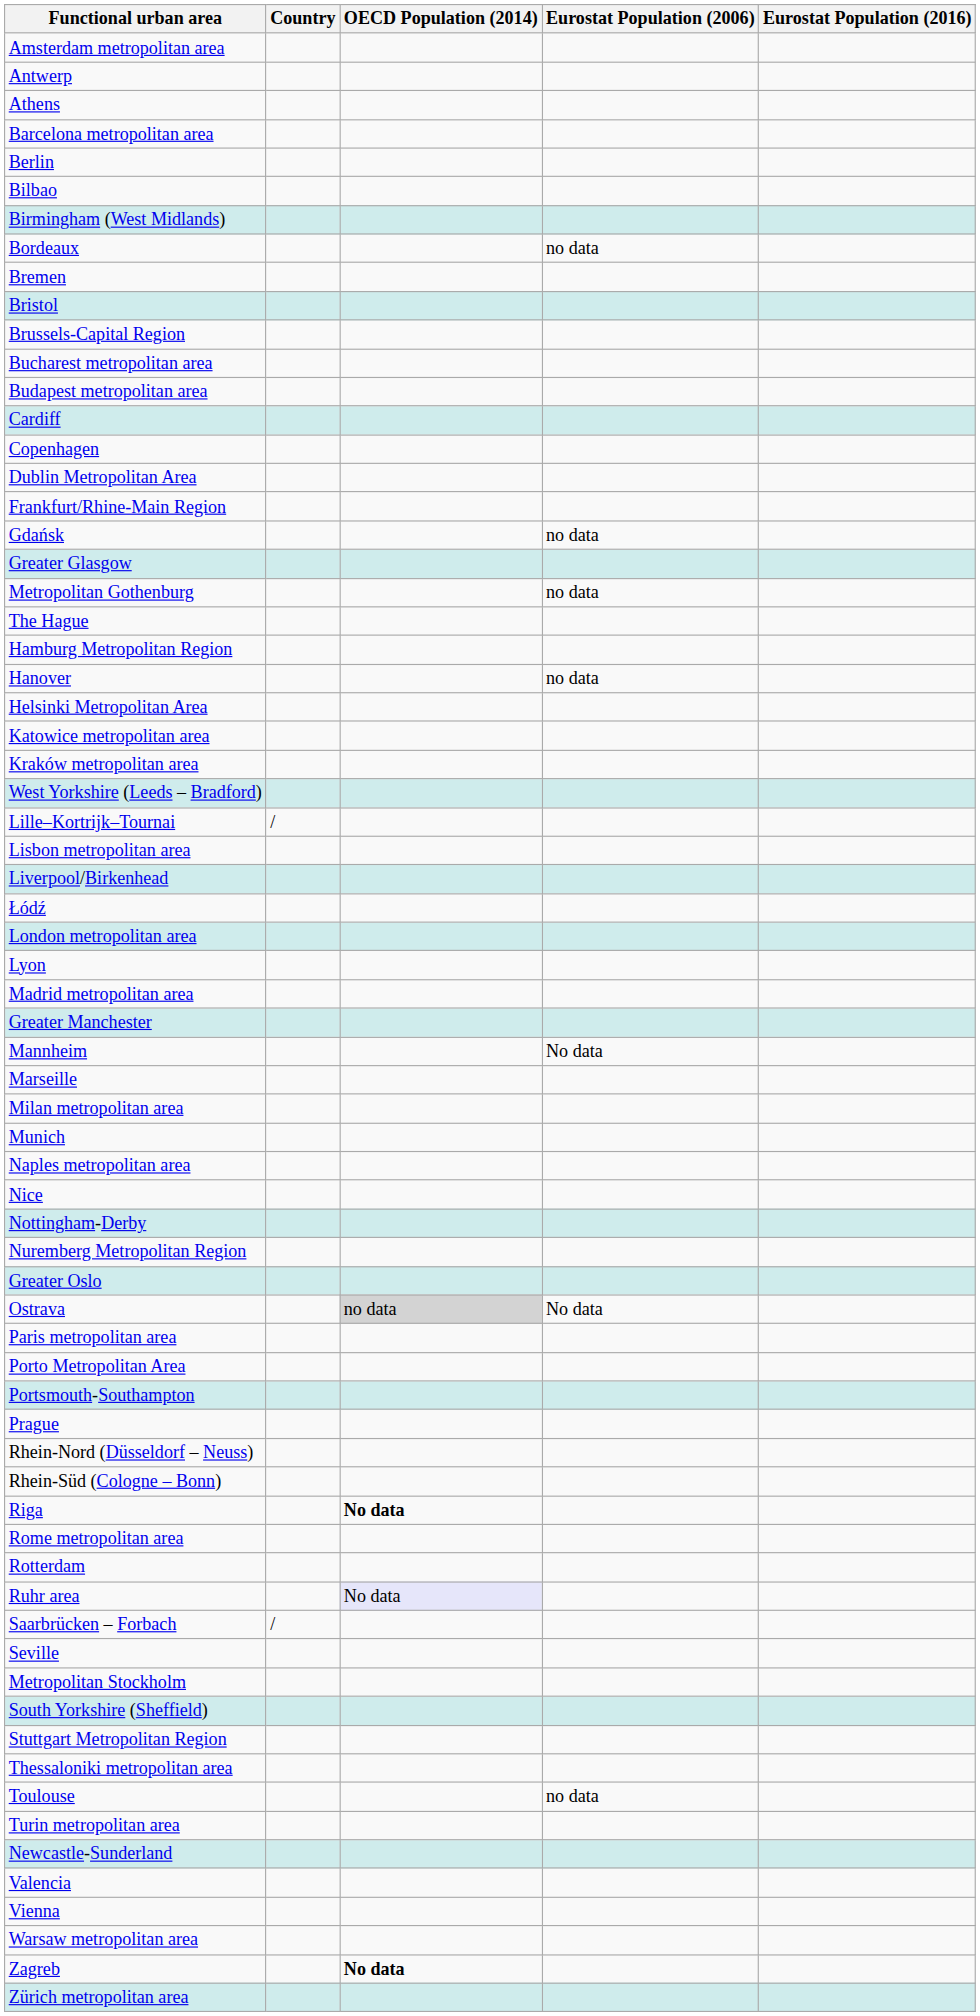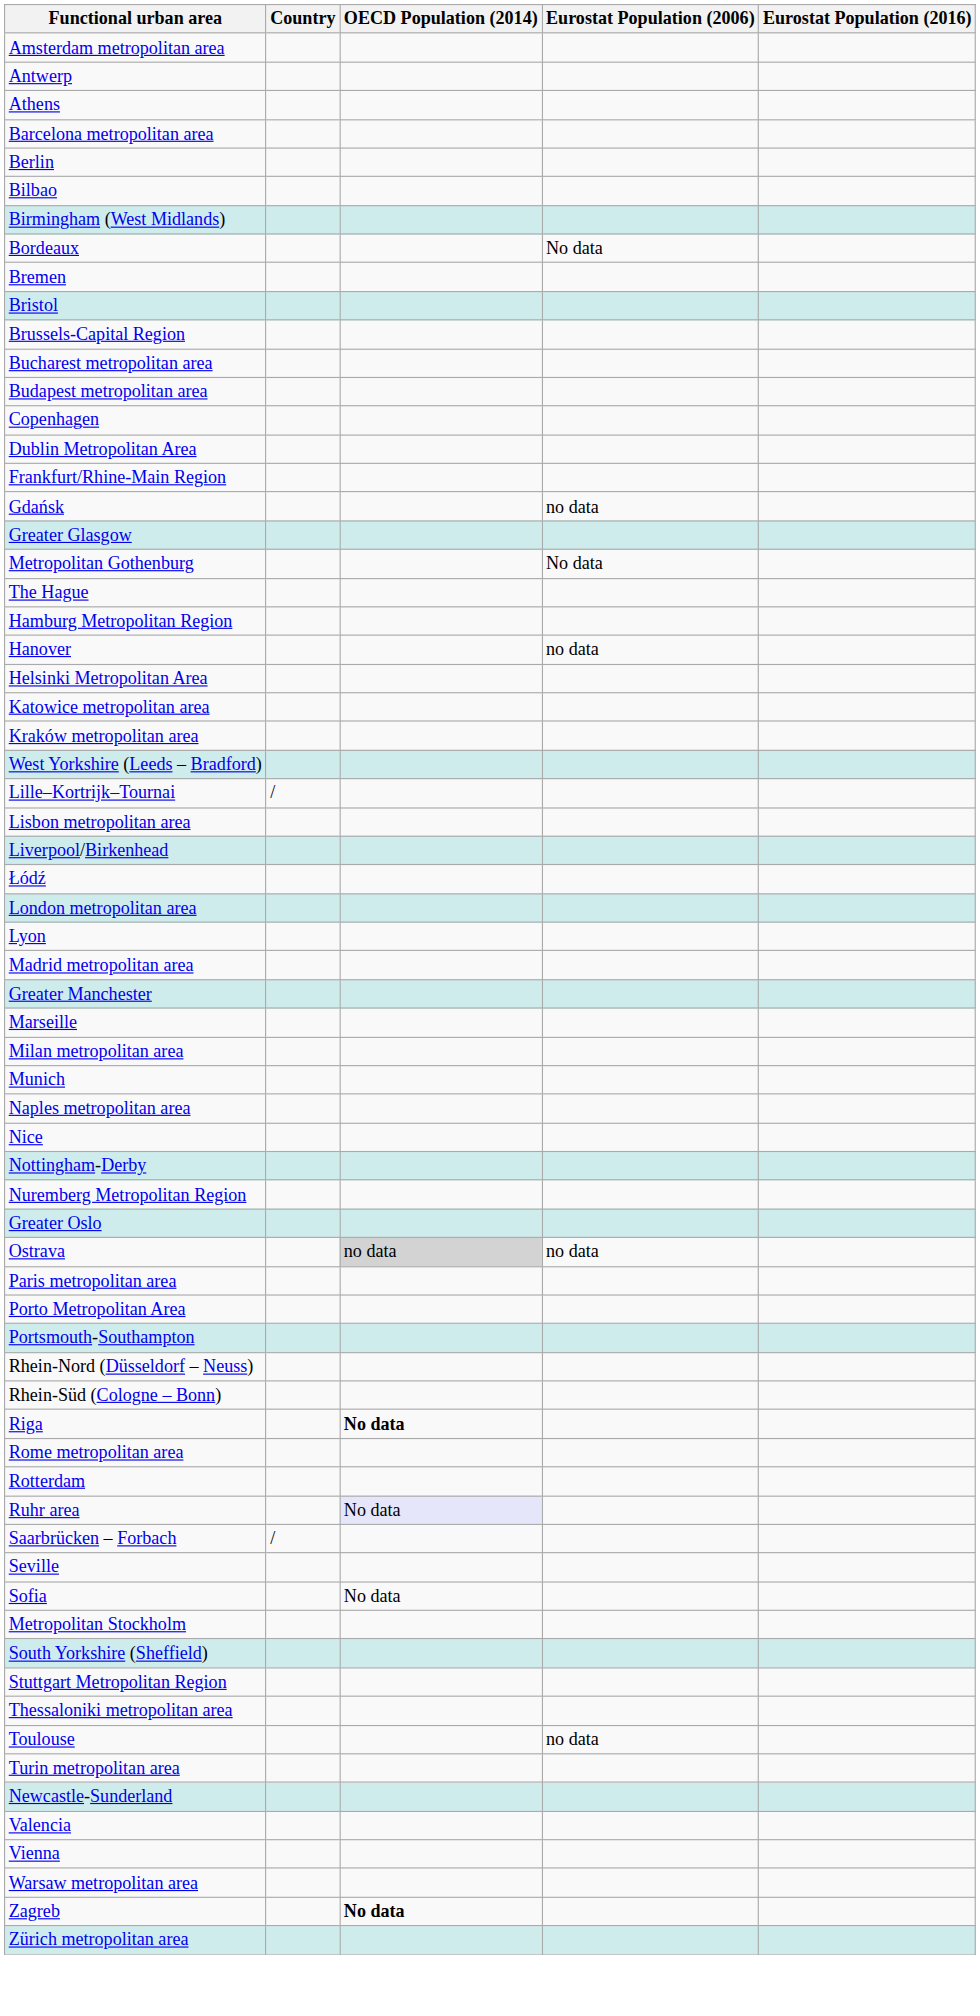(572, 248) no data -> (574, 248) No data
- row: (35, 420)
(572, 592) no data -> (574, 563) No data
- row: (48, 1051)
(574, 1309) No data -> (572, 1251) no data
- row: (34, 1423)
+ row: (28, 1595)
